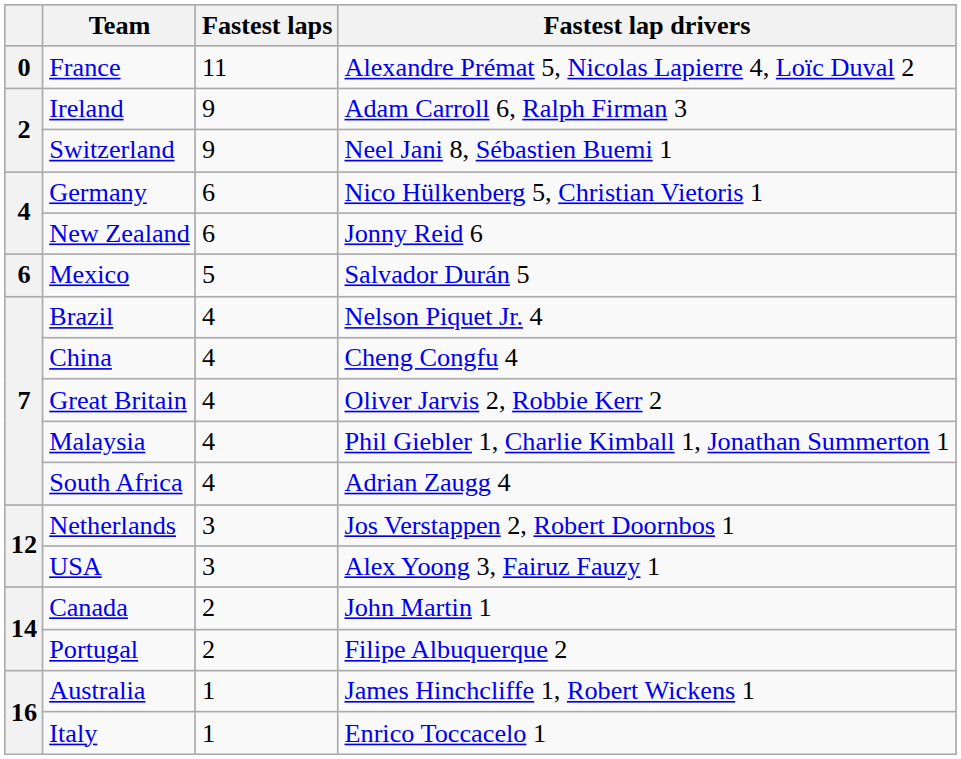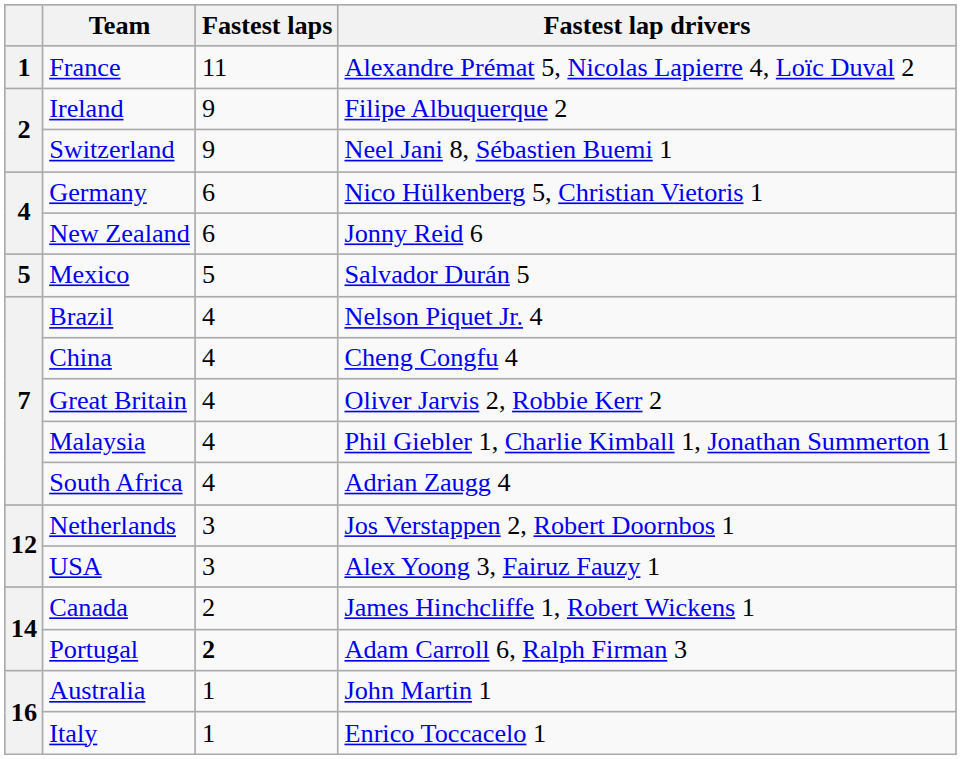(24, 66) 0 -> (24, 66) 1
(516, 108) Adam Carroll 6, Ralph Firman 3 -> (456, 108) Filipe Albuquerque 2
(24, 274) 6 -> (24, 274) 5
(418, 607) John Martin 1 -> (550, 607) James Hinchcliffe 1, Robert Wickens 1
(208, 649) normal -> (208, 649) bold
(456, 649) Filipe Albuquerque 2 -> (516, 649) Adam Carroll 6, Ralph Firman 3
(550, 691) James Hinchcliffe 1, Robert Wickens 1 -> (418, 691) John Martin 1
